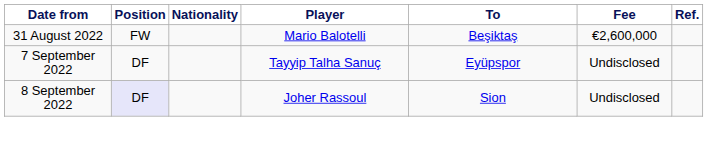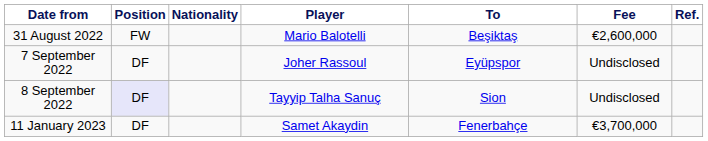(325, 63) Tayyip Talha Sanuç -> (325, 63) Joher Rassoul
(325, 98) Joher Rassoul -> (325, 98) Tayyip Talha Sanuç
+ row: (58, 126)
